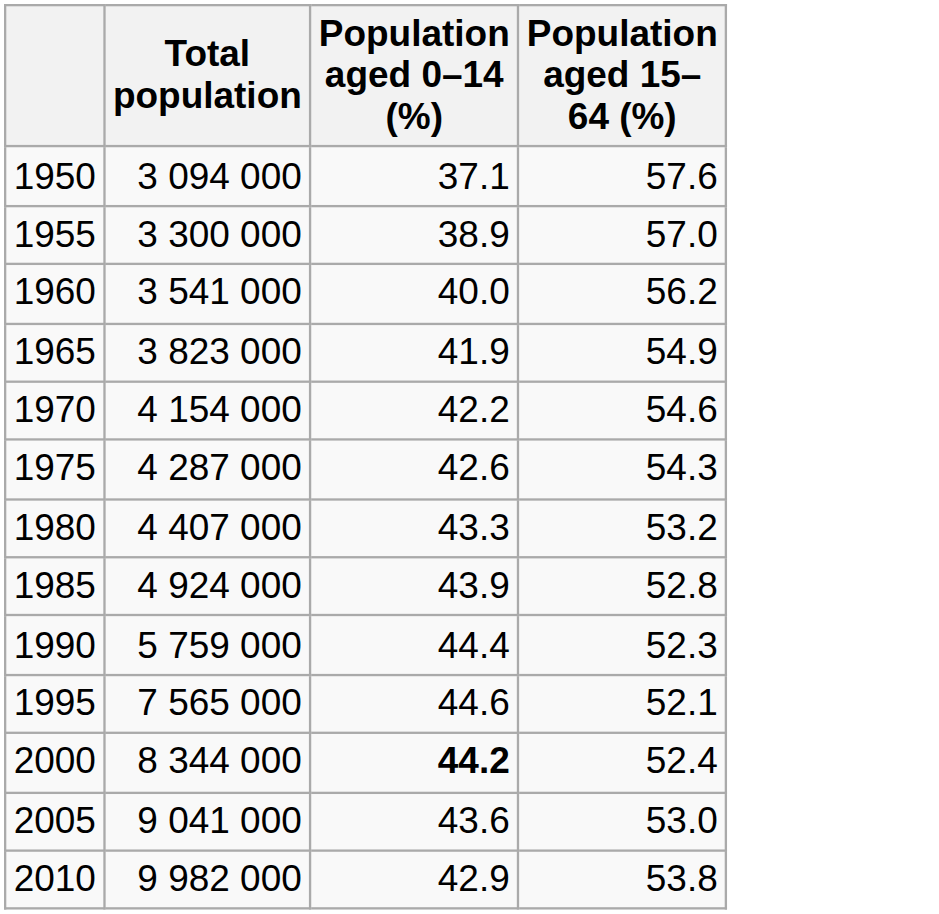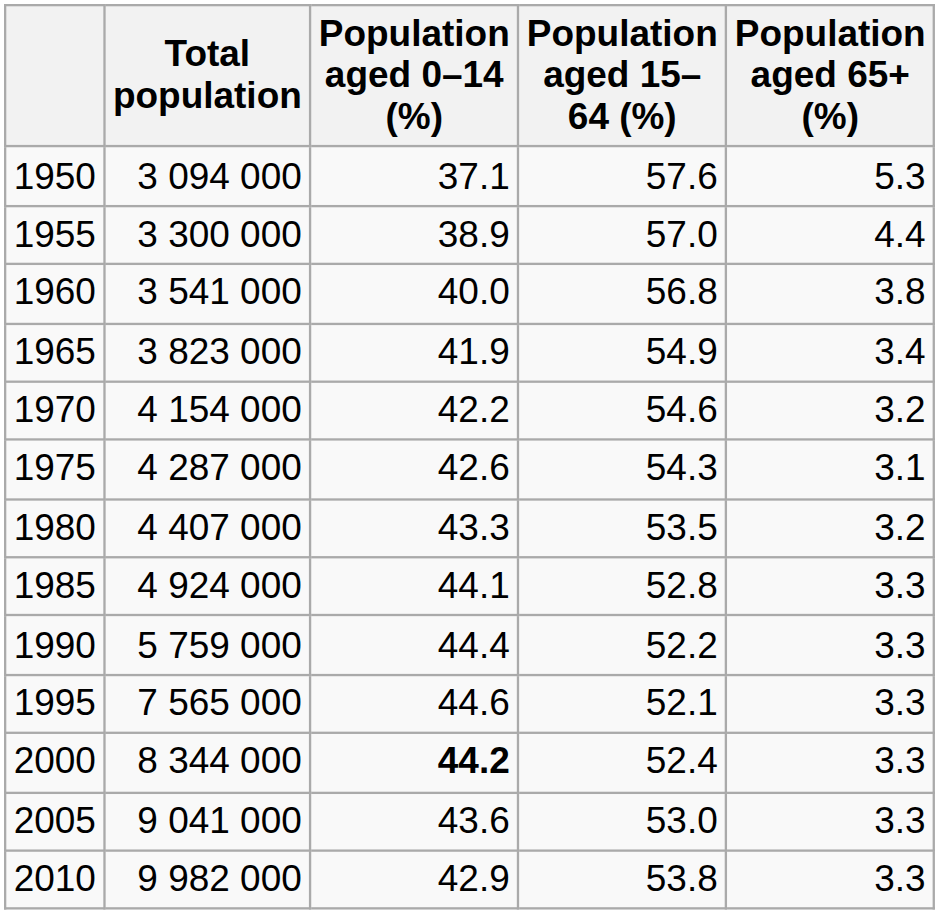+ column: (830, 75)
(682, 292) 56.2 -> (682, 292) 56.8
(682, 527) 53.2 -> (682, 527) 53.5
(474, 585) 43.9 -> (474, 585) 44.1
(682, 644) 52.3 -> (682, 644) 52.2
